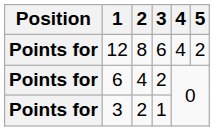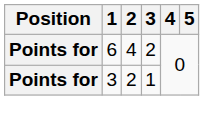- row: (117, 49)
